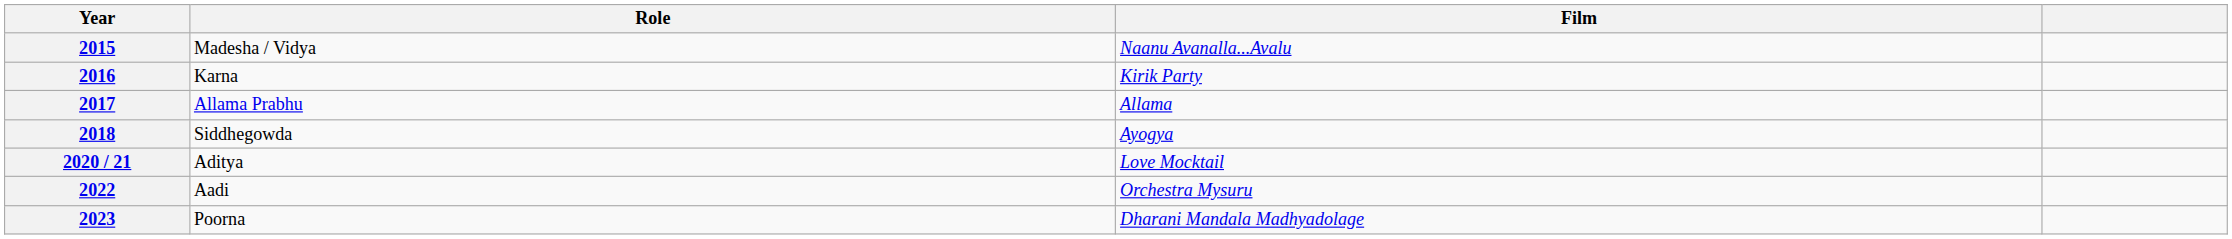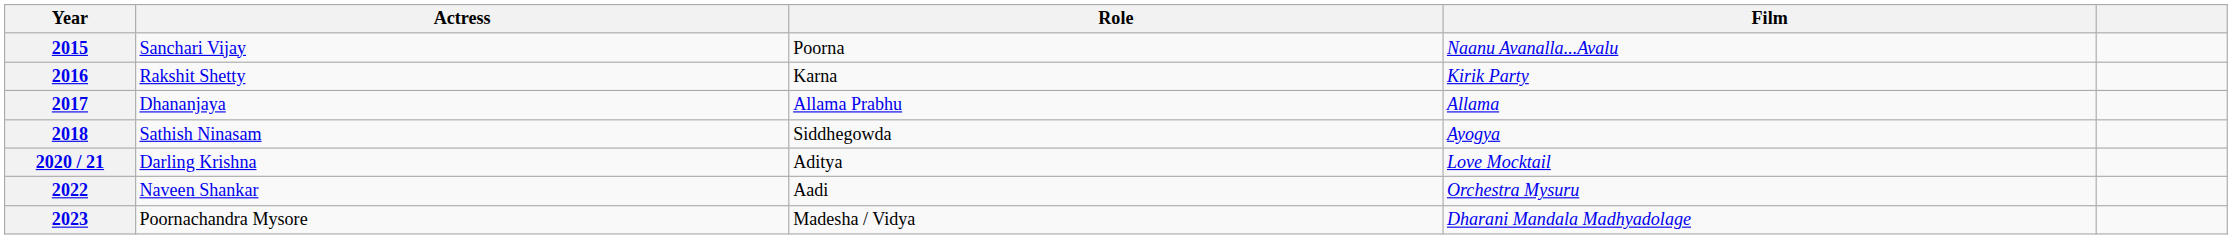+ column: (462, 18)
(255, 47) Madesha / Vidya -> (819, 47) Poorna
(220, 219) Poorna -> (854, 219) Madesha / Vidya
